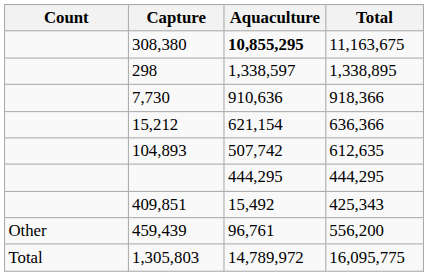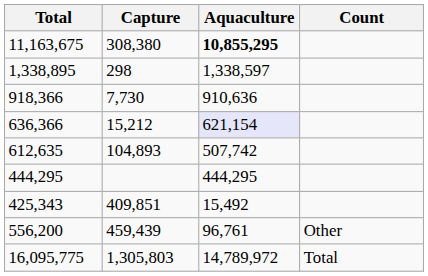columns swapped: (66, 17) <-> (374, 17)
(255, 124) no background -> (230, 124) lavender background
